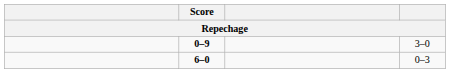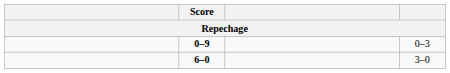(422, 44) 3–0 -> (422, 44) 0–3
(422, 60) 0–3 -> (422, 60) 3–0
